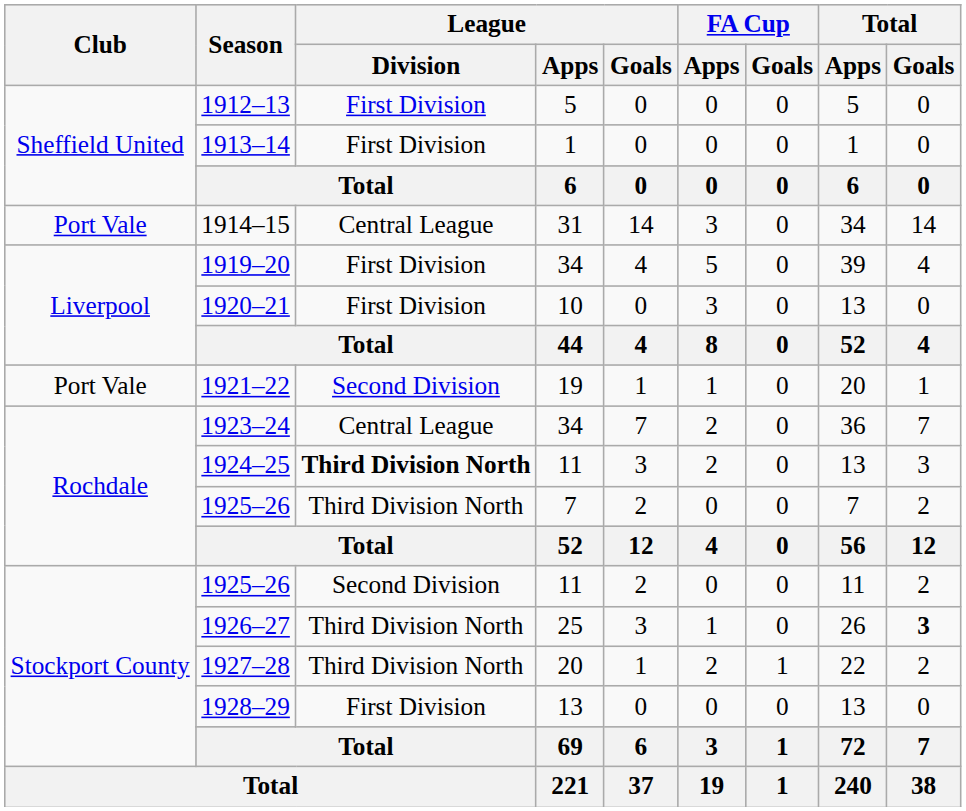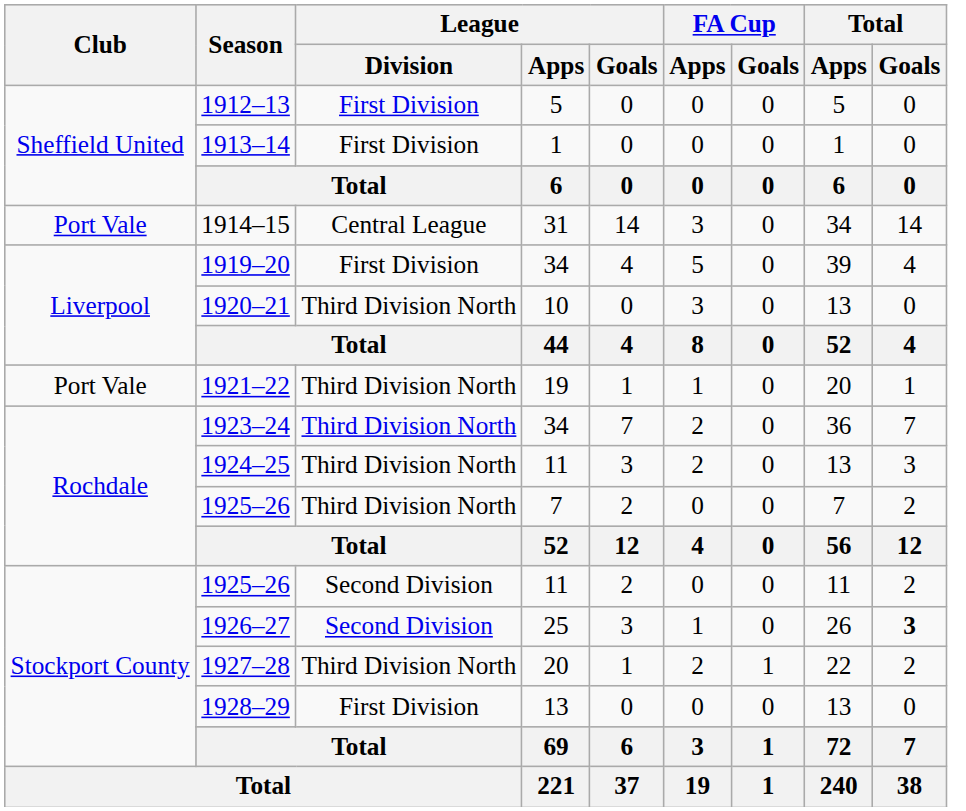(416, 305) First Division -> (409, 305) Third Division North
(416, 385) Second Division -> (409, 385) Third Division North
(416, 425) Central League -> (409, 425) Third Division North
(416, 465) bold -> (409, 465) normal
(416, 625) Third Division North -> (409, 625) Second Division
